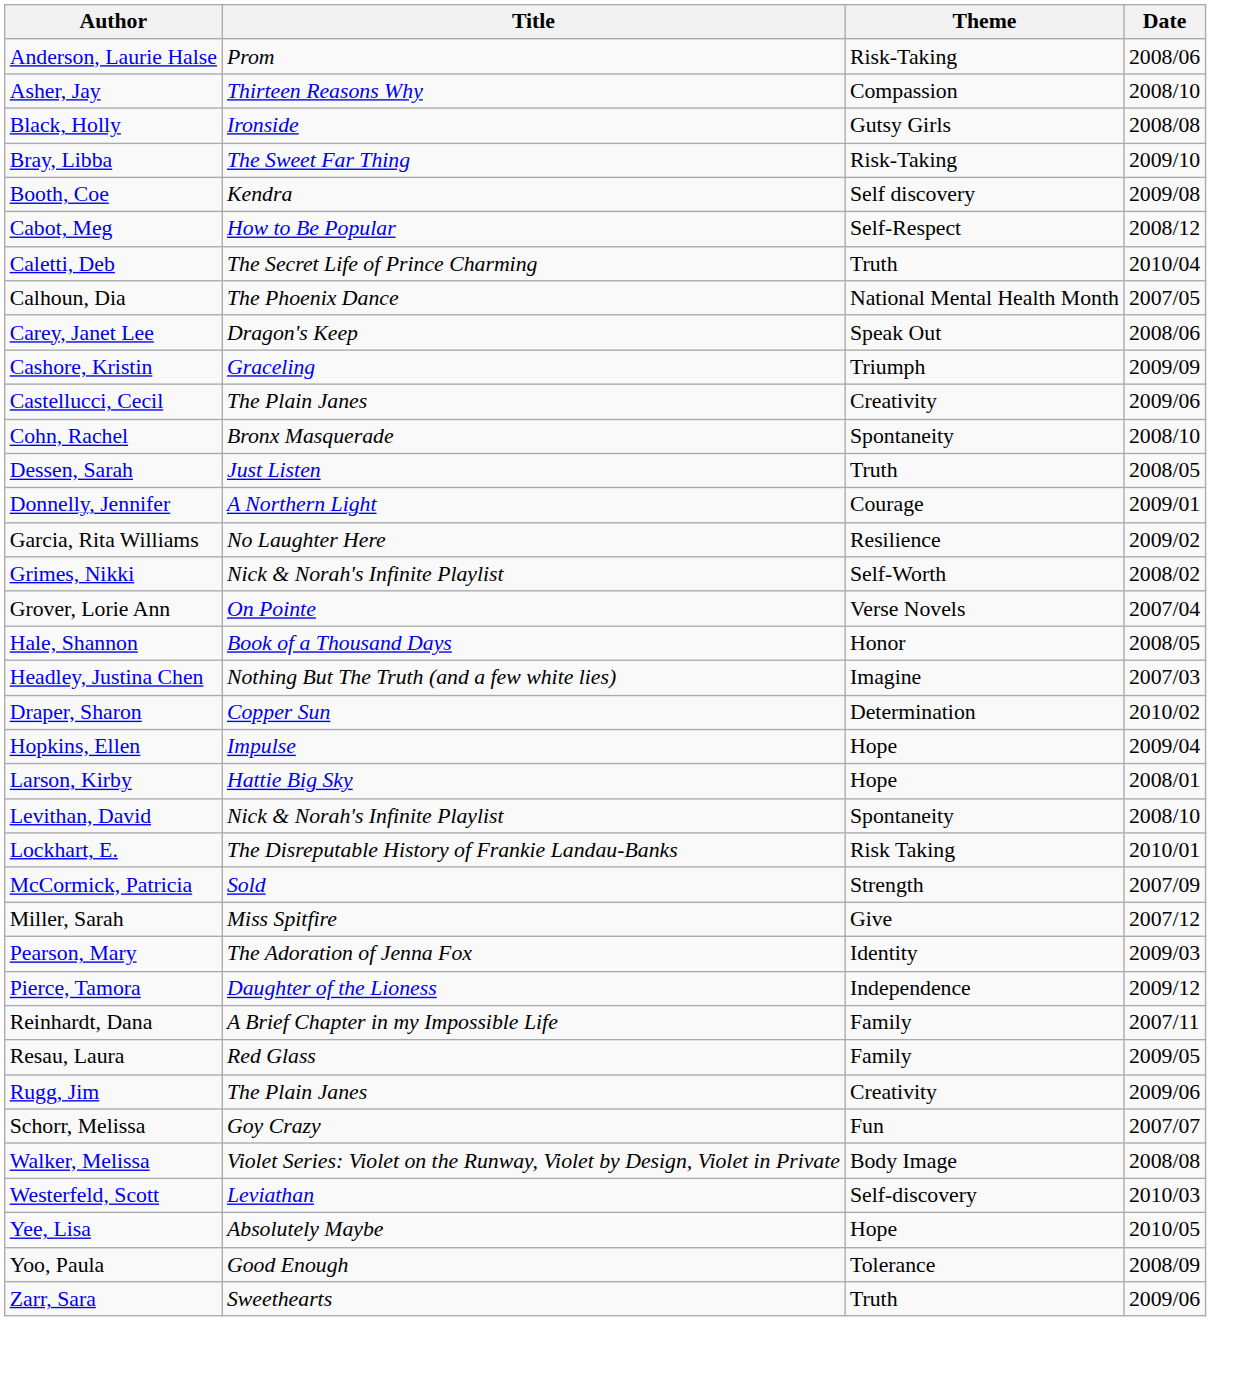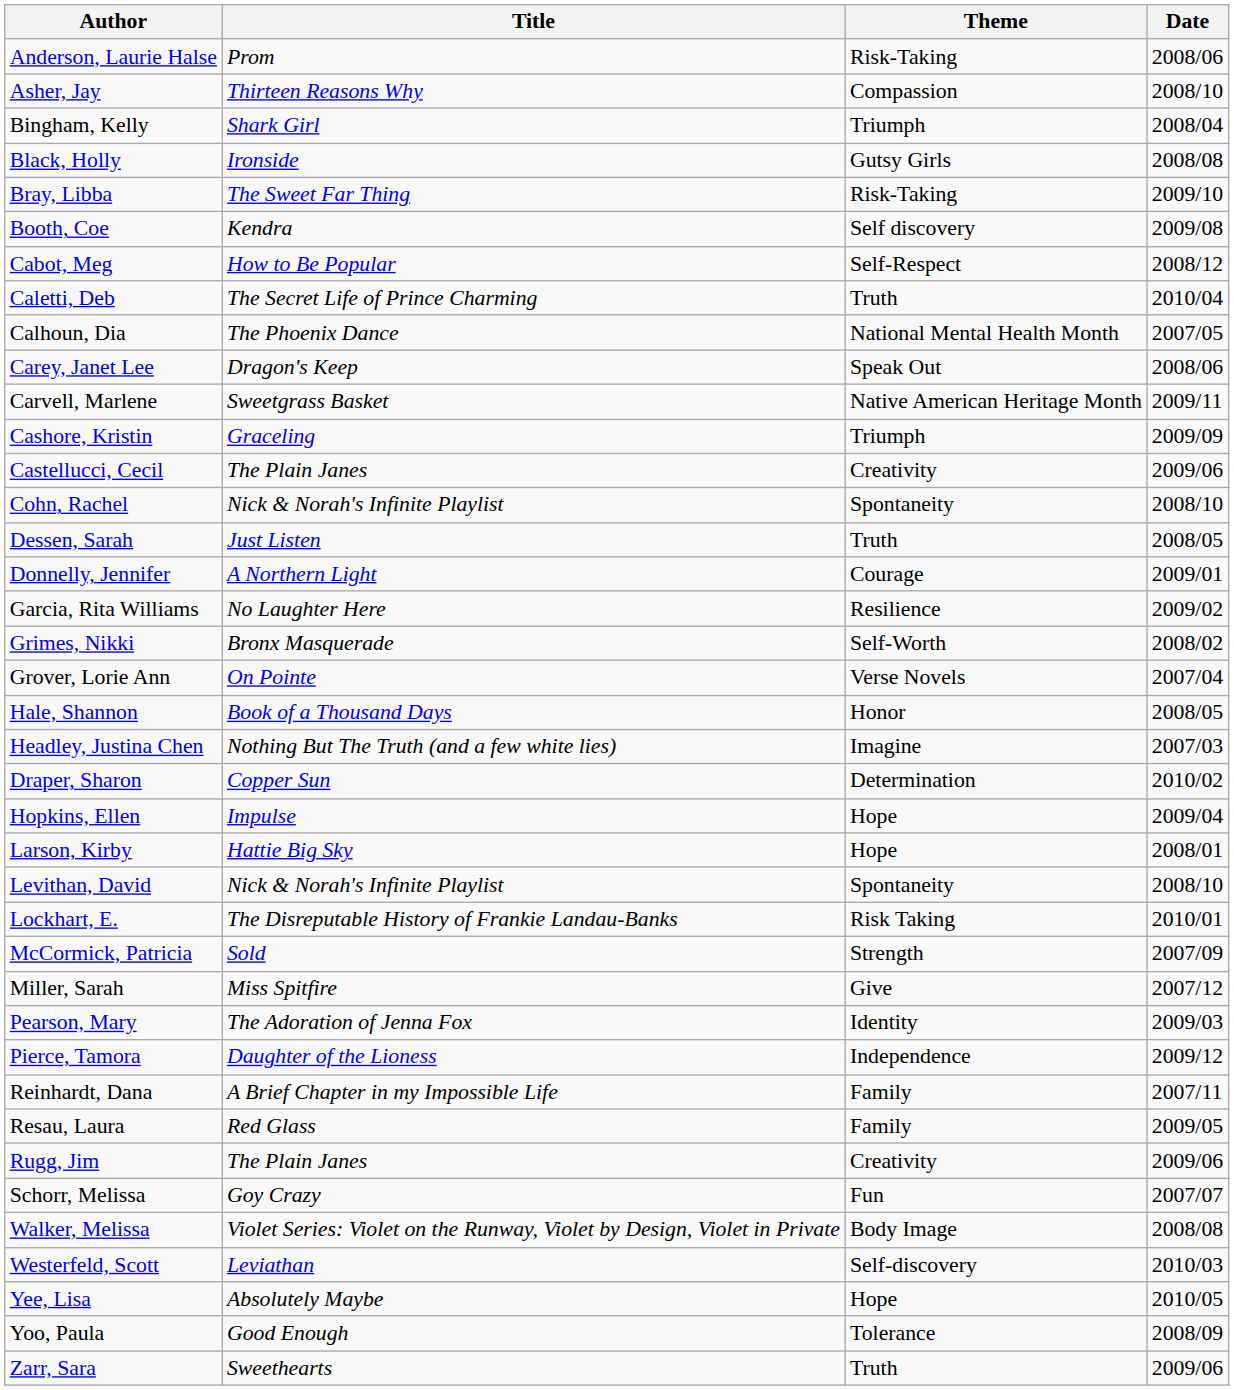+ row: (79, 125)
+ row: (83, 401)
(310, 435) Bronx Masquerade -> (365, 504) Nick & Norah's Infinite Playlist
(365, 573) Nick & Norah's Infinite Playlist -> (310, 642) Bronx Masquerade
